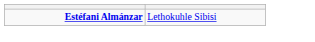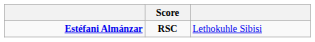+ column: (168, 12)
